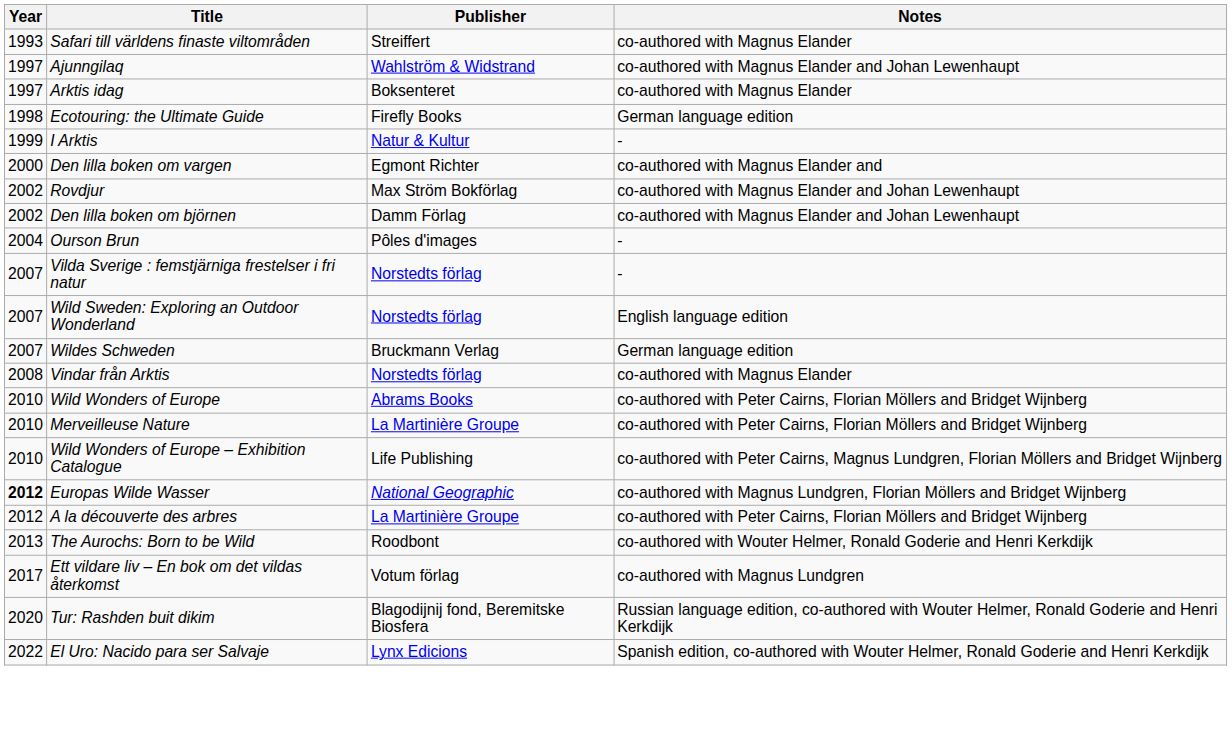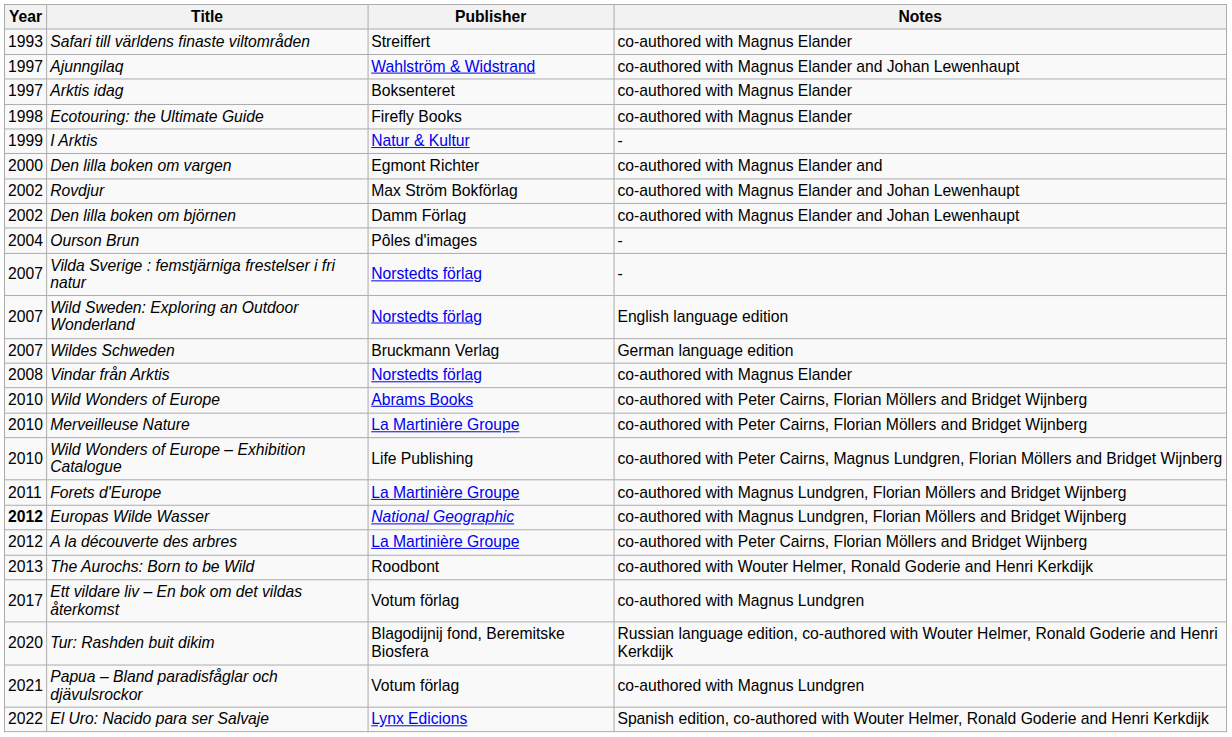(705, 116) German language edition -> (735, 116) co-authored with Magnus Elander
+ row: (106, 492)
+ row: (164, 685)
